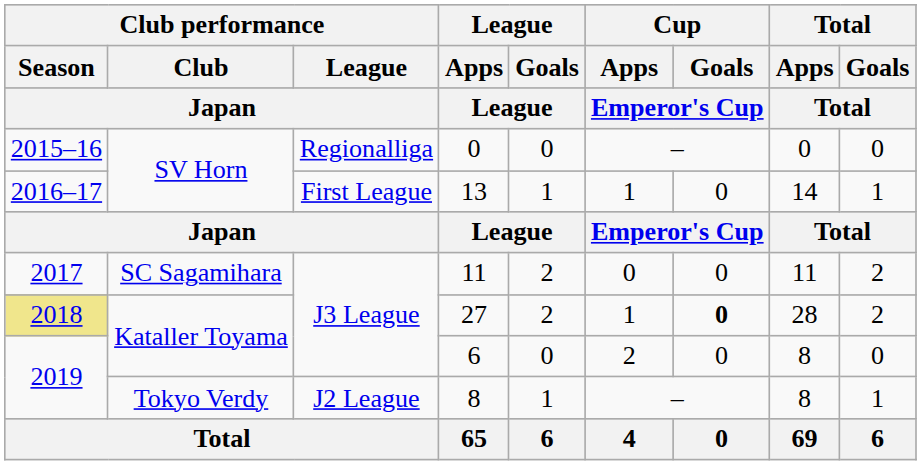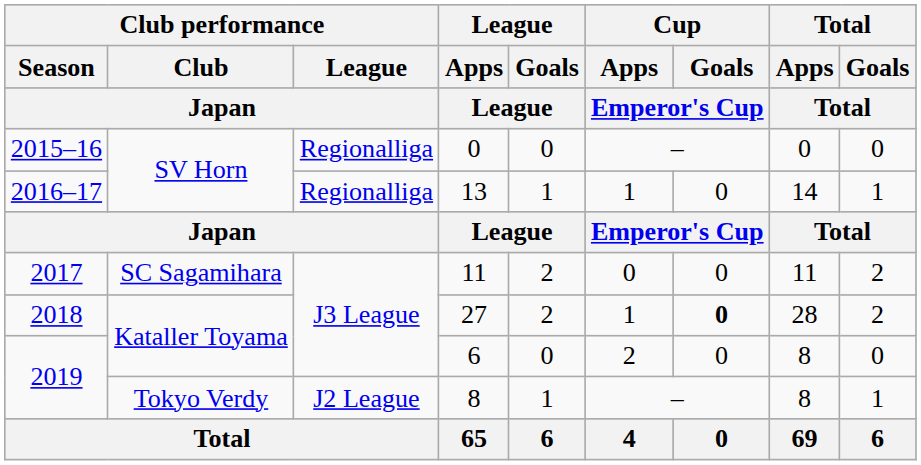(366, 190) First League -> (366, 190) Regionalliga
(56, 314) khaki background -> (56, 314) no background
